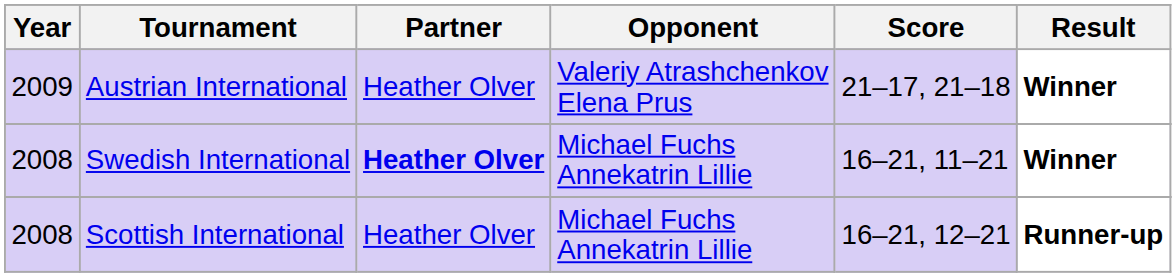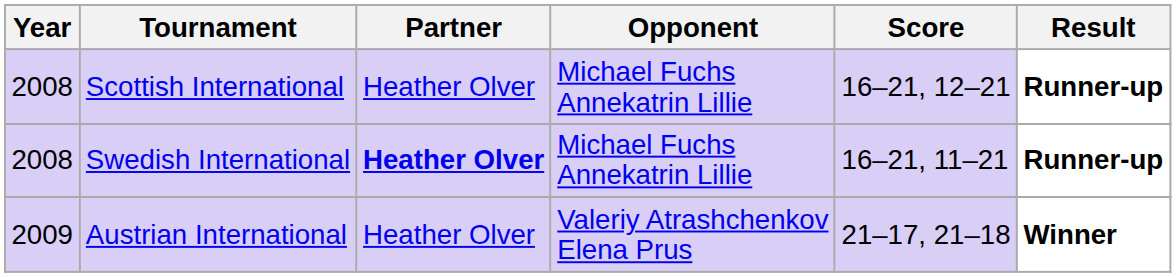rows swapped: (216, 86) <-> (215, 235)
(1070, 161) Winner -> (1093, 161) Runner-up
